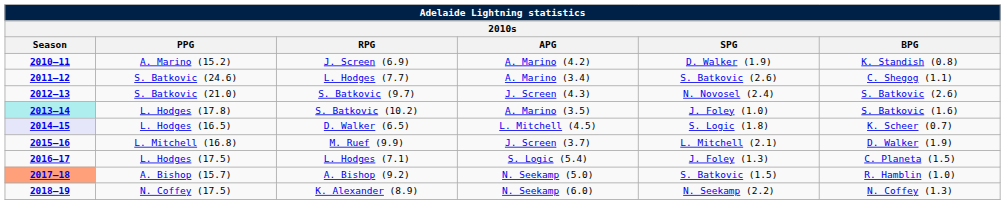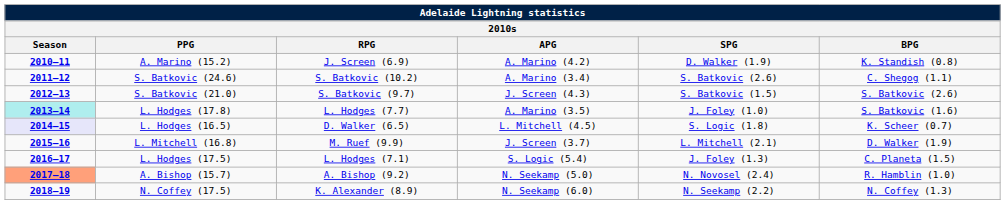(367, 78) L. Hodges (7.7) -> (367, 78) S. Batkovic (10.2)
(729, 94) N. Novosel (2.4) -> (729, 94) S. Batkovic (1.5)
(367, 110) S. Batkovic (10.2) -> (367, 110) L. Hodges (7.7)
(729, 175) S. Batkovic (1.5) -> (729, 175) N. Novosel (2.4)
